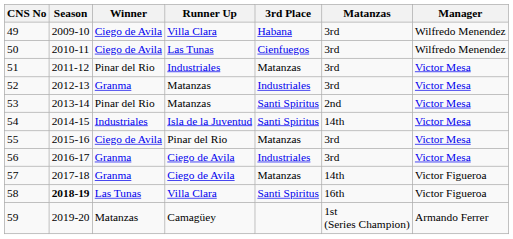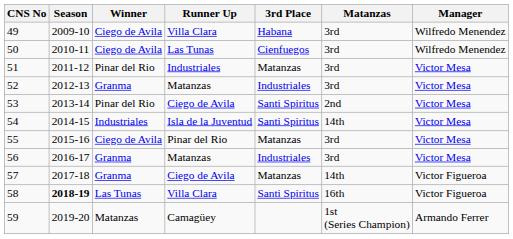(189, 103) Matanzas -> (201, 103) Ciego de Avila
(201, 157) Ciego de Avila -> (189, 157) Matanzas
